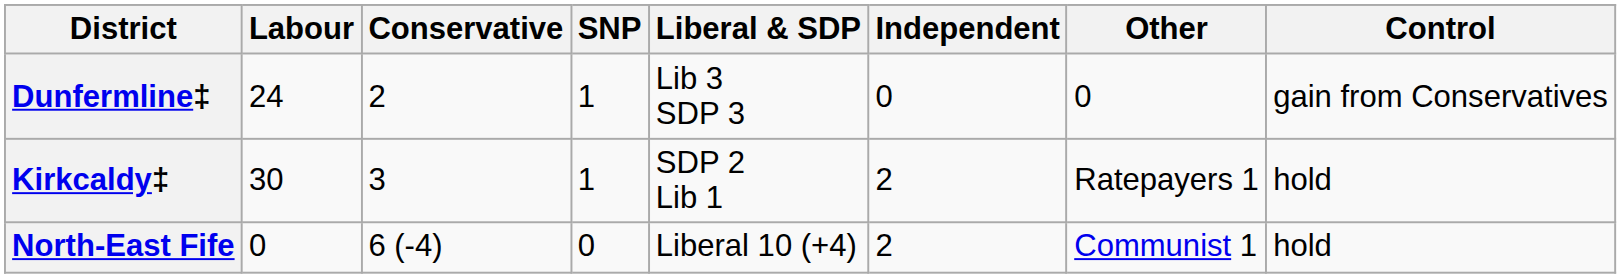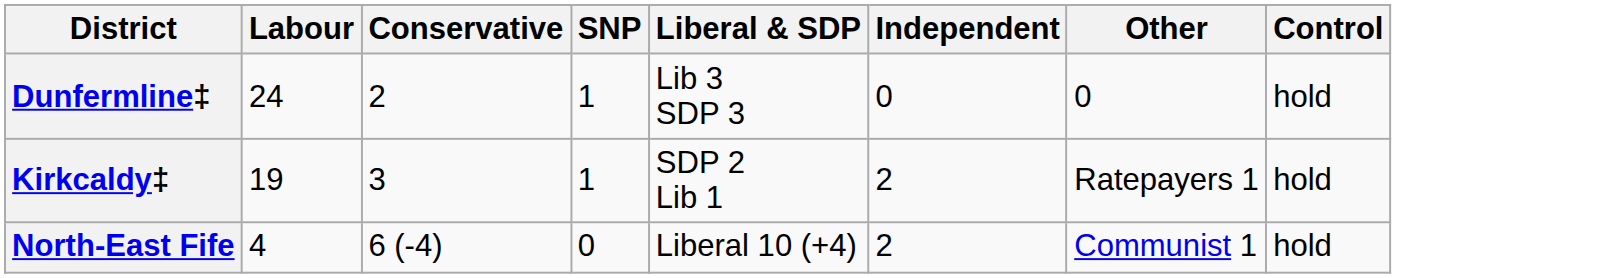(1440, 95) gain from Conservatives -> (1302, 95) hold
(266, 179) 30 -> (266, 179) 19
(258, 246) 0 -> (258, 246) 4
